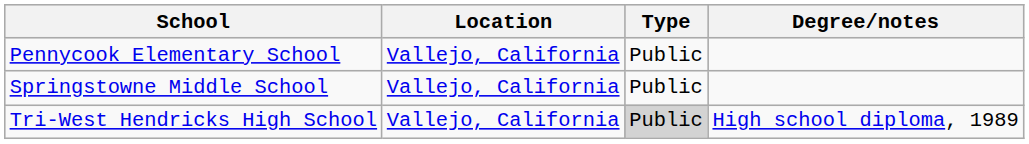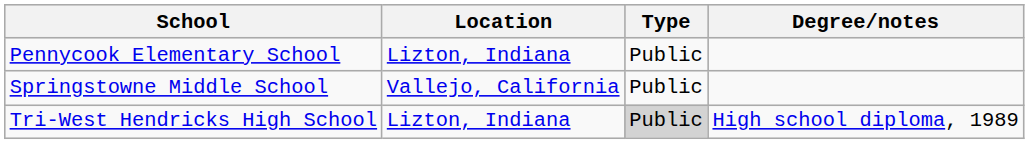(503, 55) Vallejo, California -> (479, 55) Lizton, Indiana
(503, 121) Vallejo, California -> (479, 121) Lizton, Indiana
